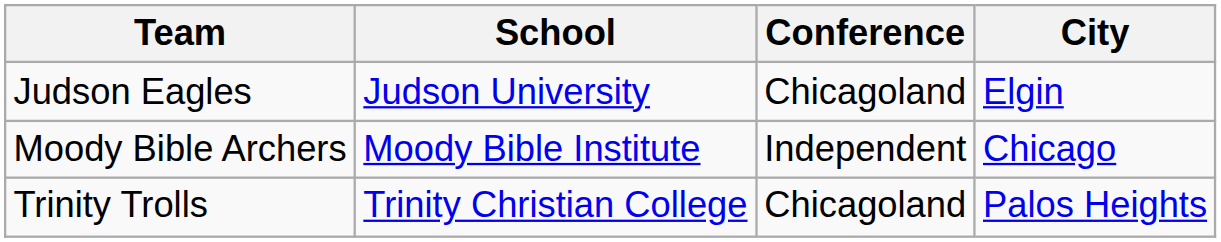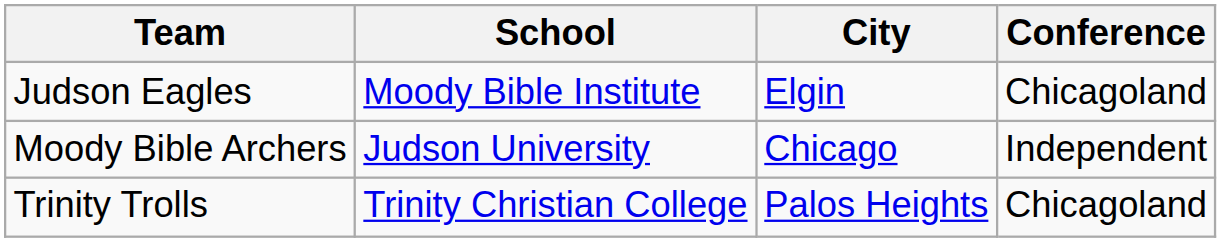columns swapped: (1095, 33) <-> (865, 33)
(507, 90) Judson University -> (532, 90) Moody Bible Institute
(532, 148) Moody Bible Institute -> (507, 148) Judson University
